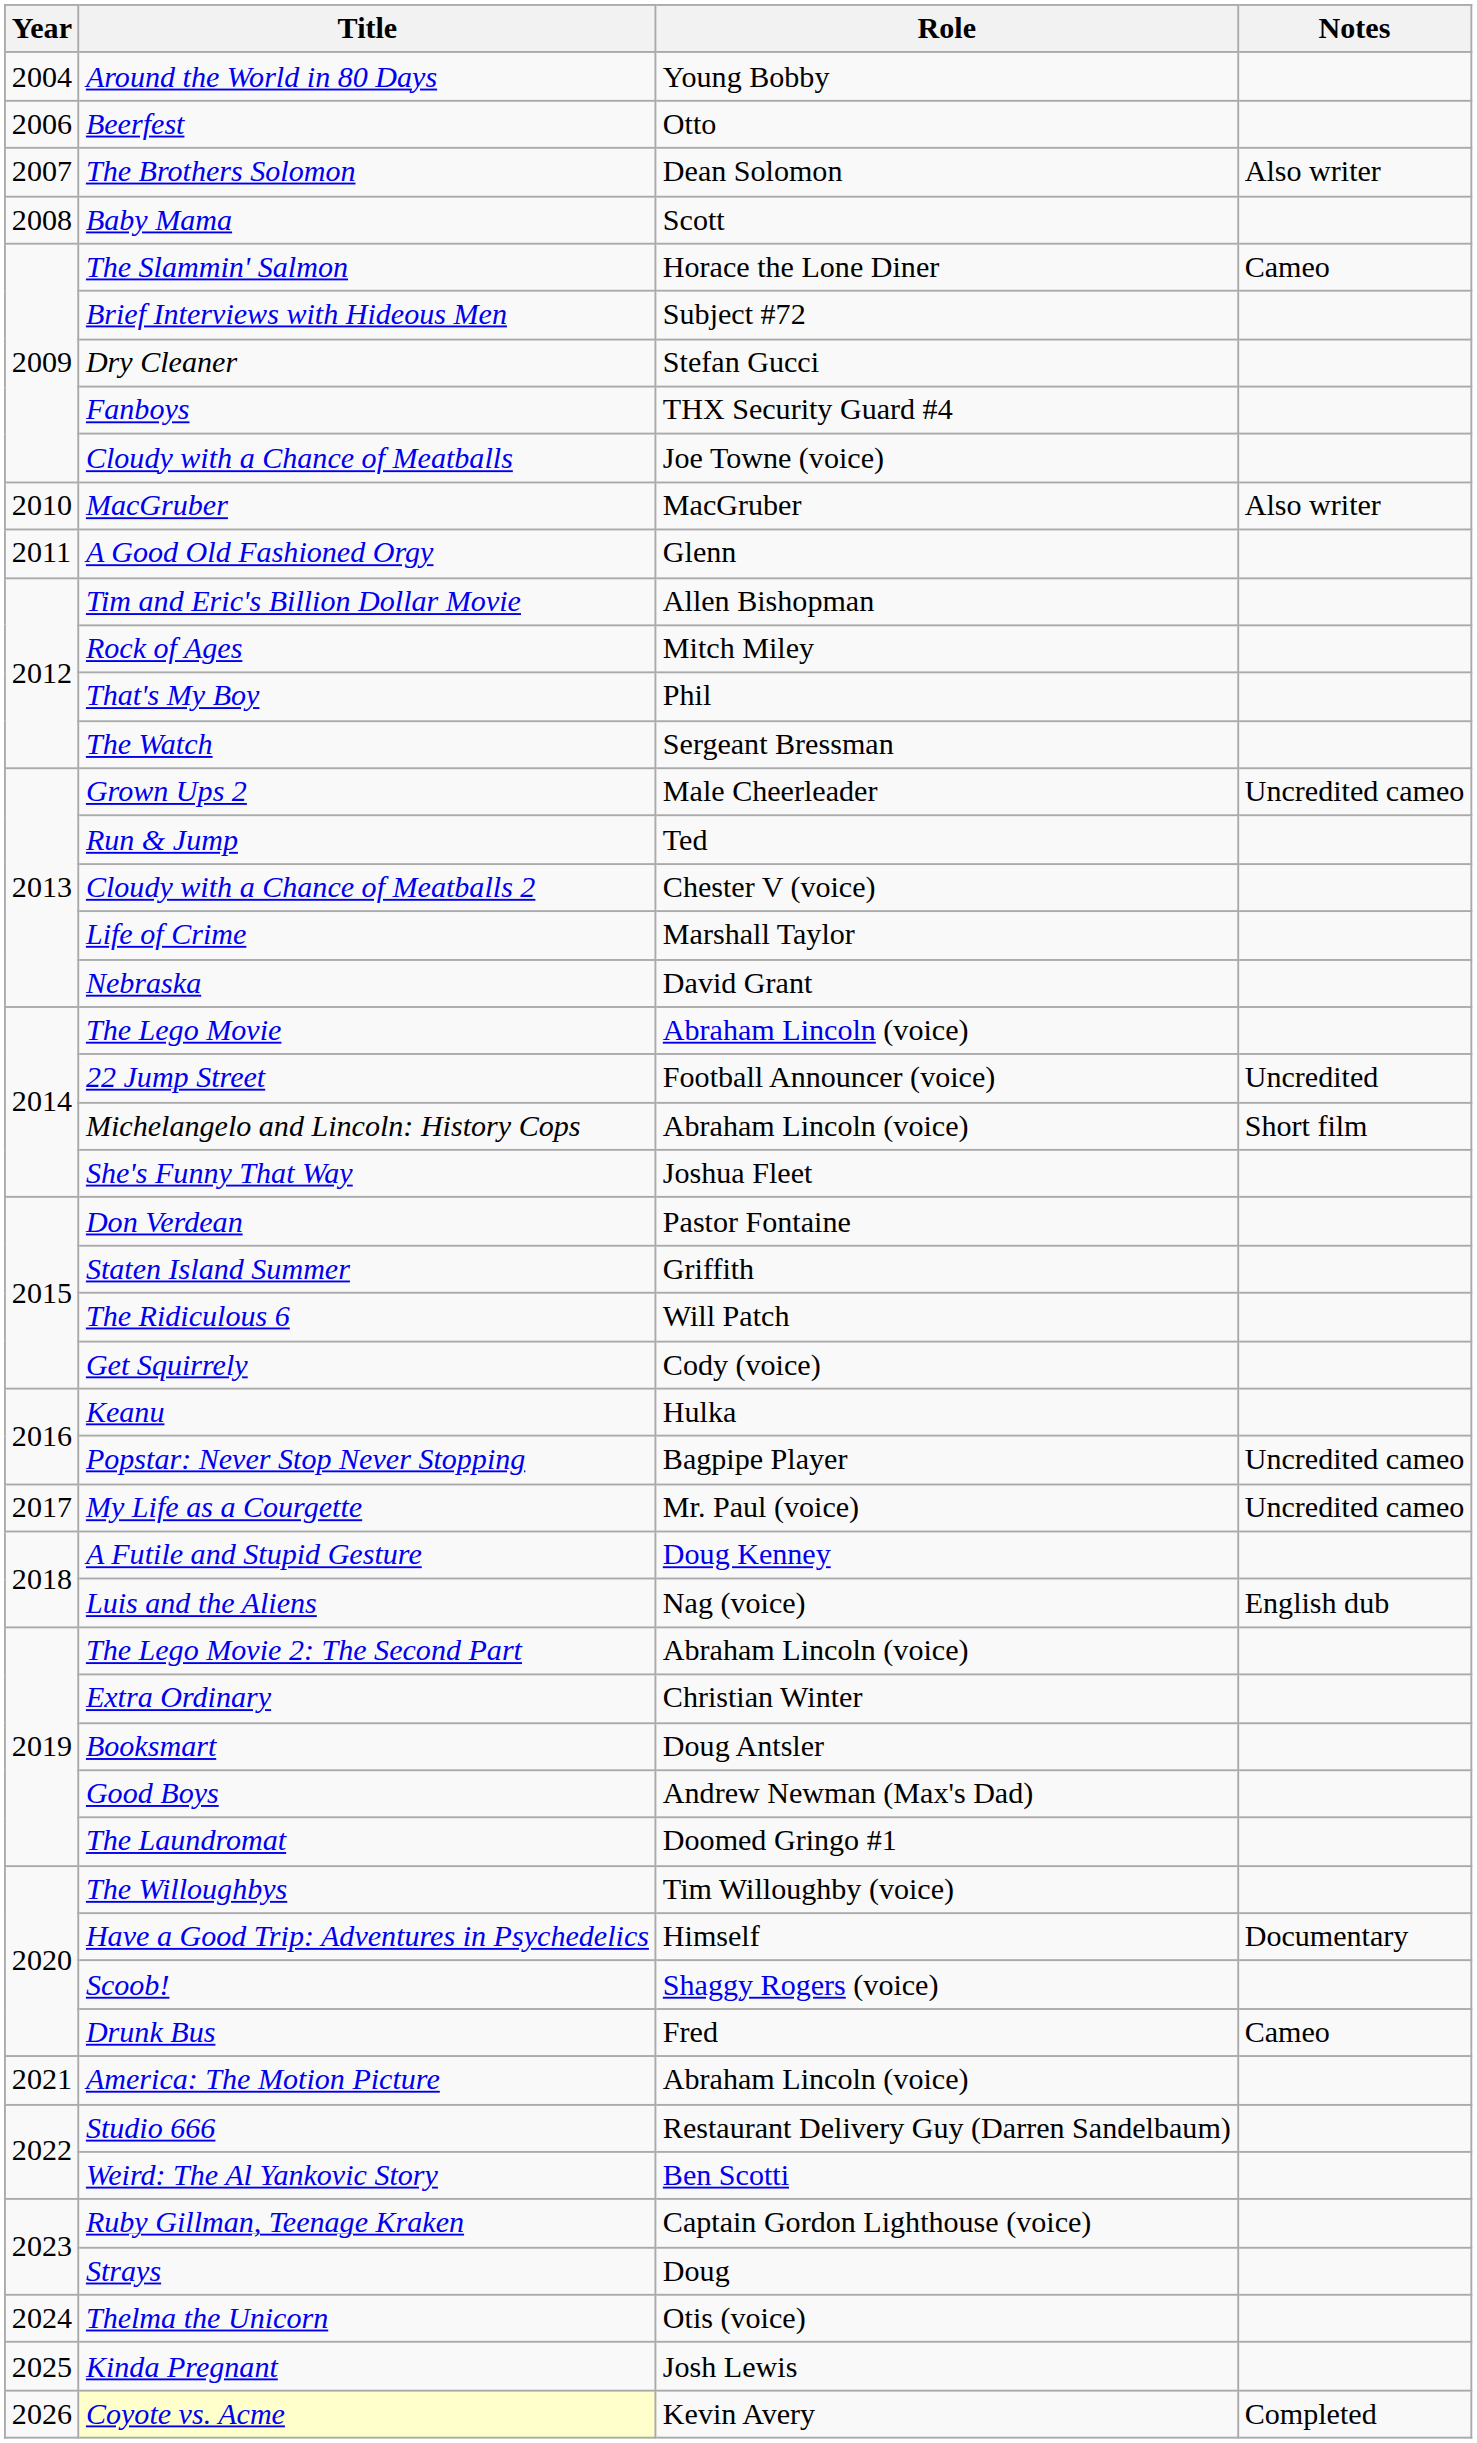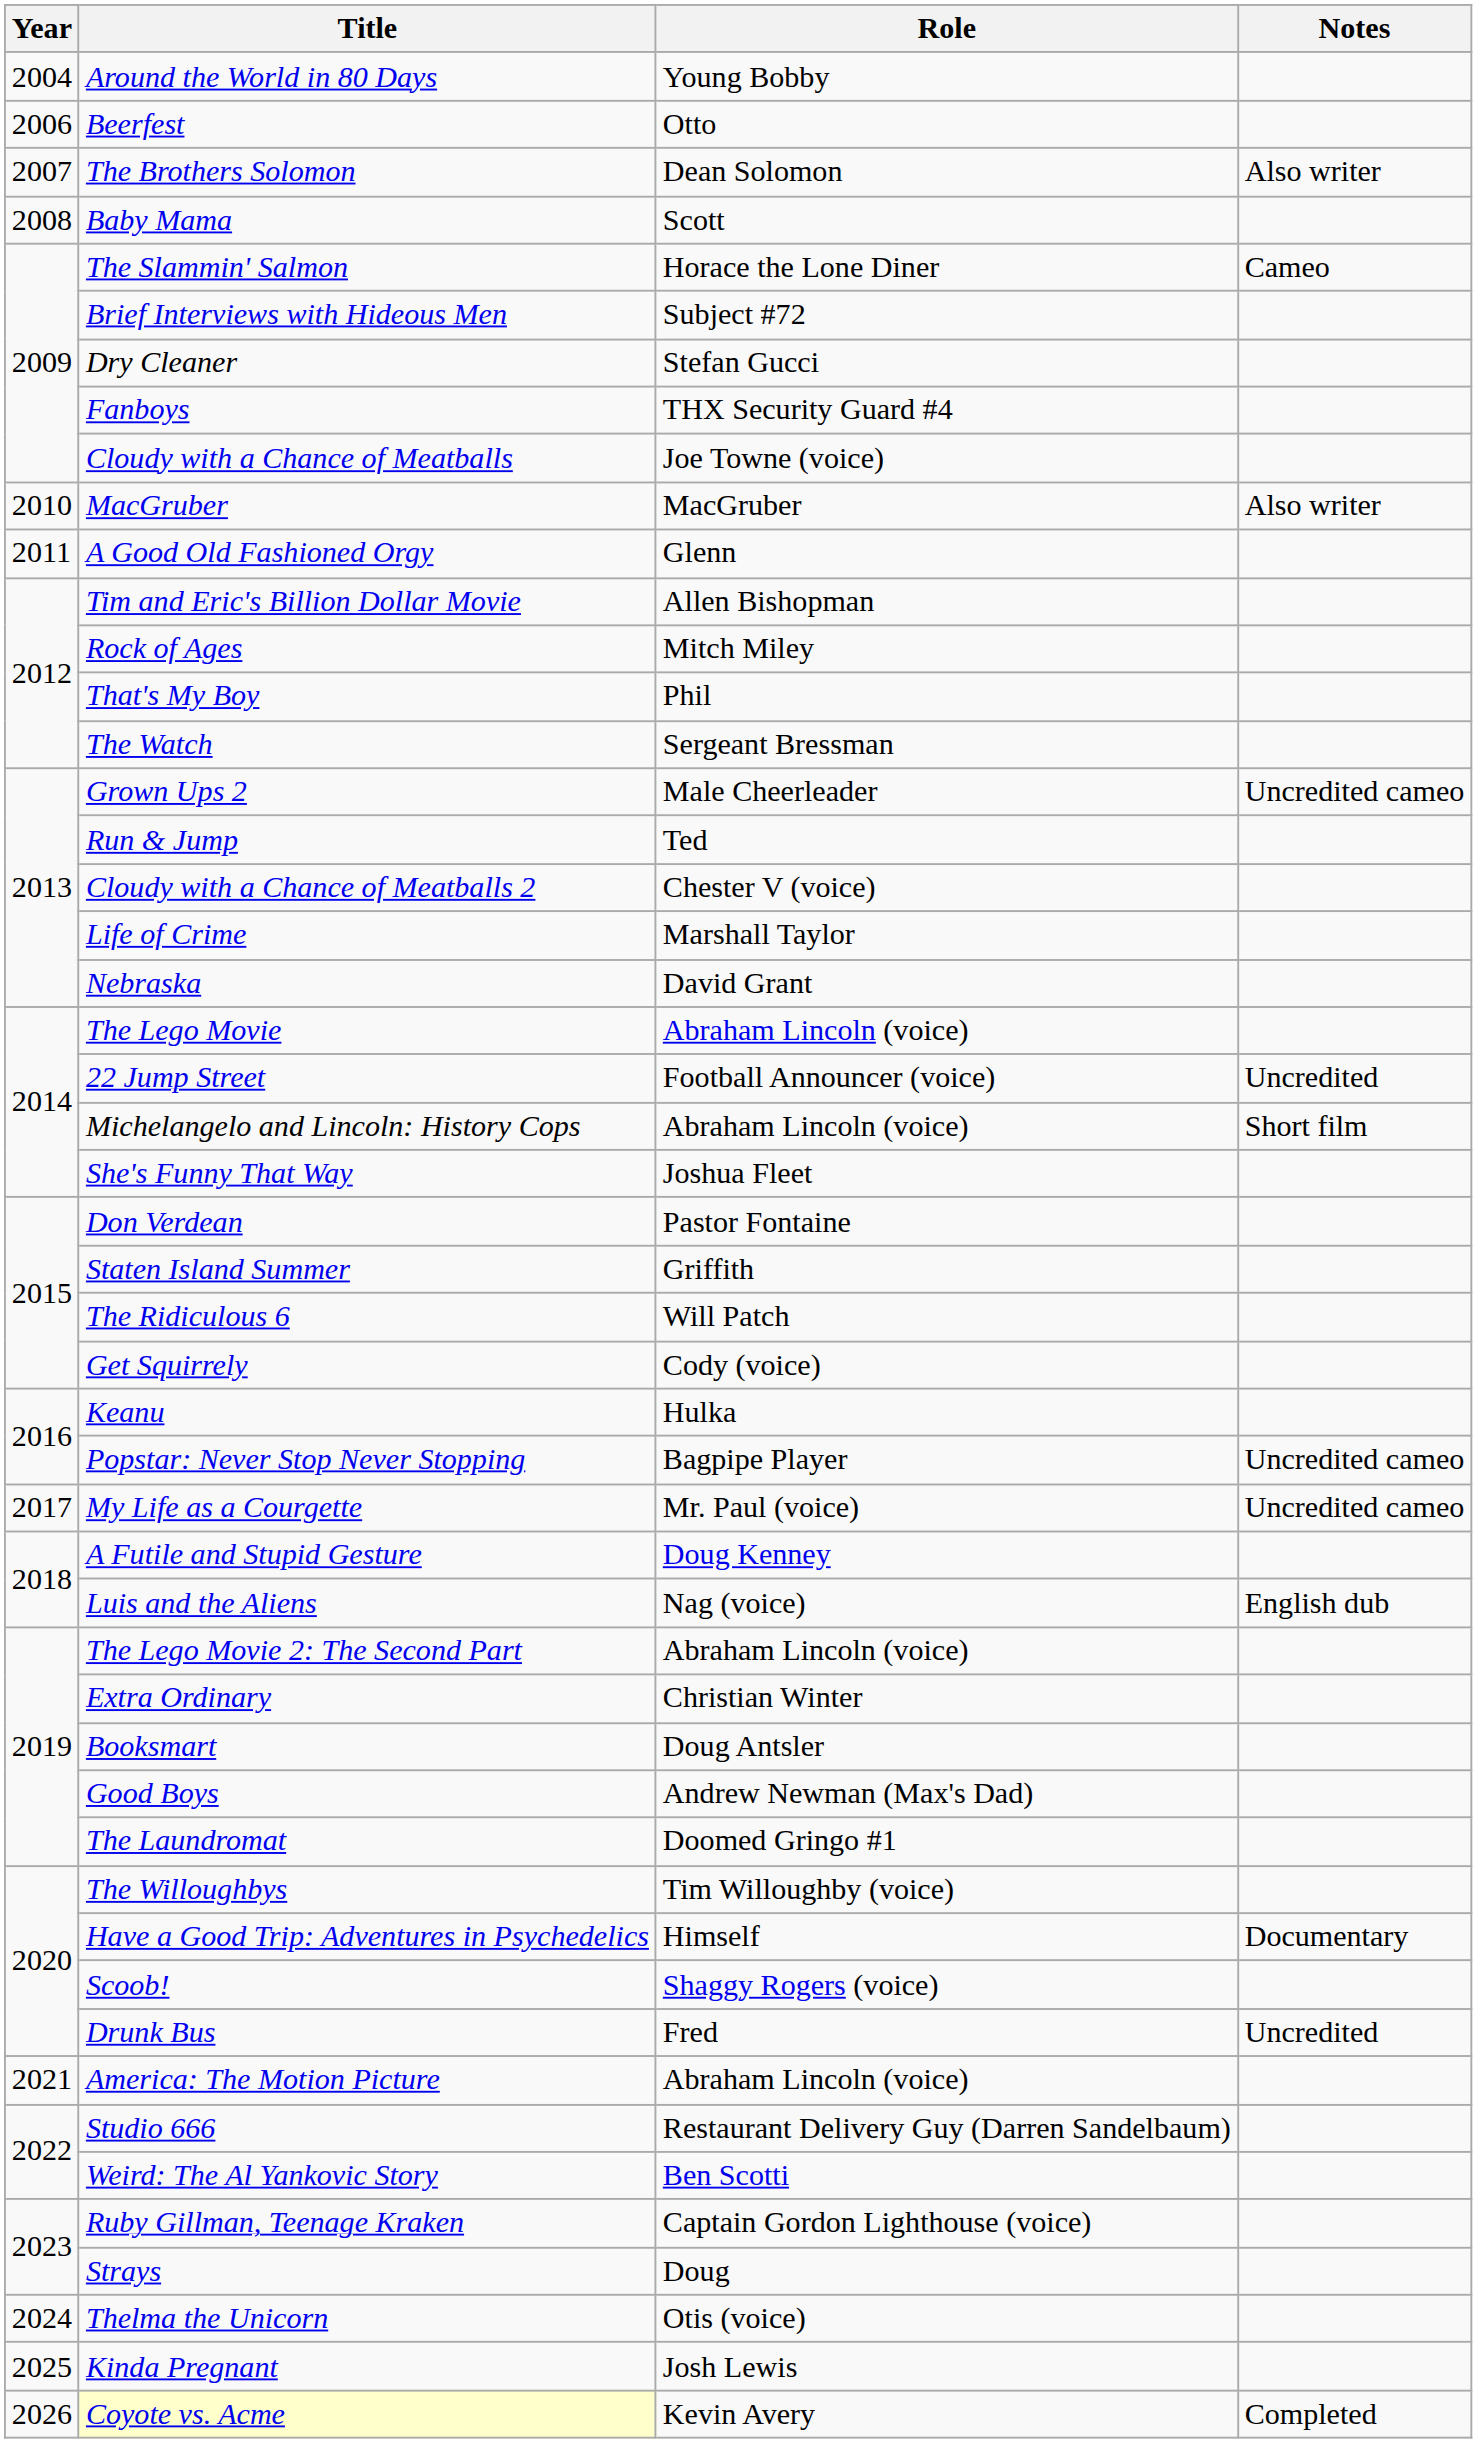(1287, 2031) Cameo -> (1311, 2031) Uncredited
